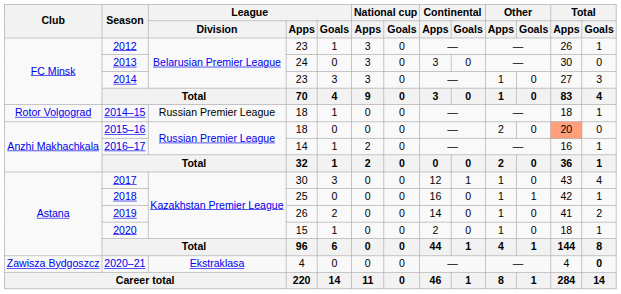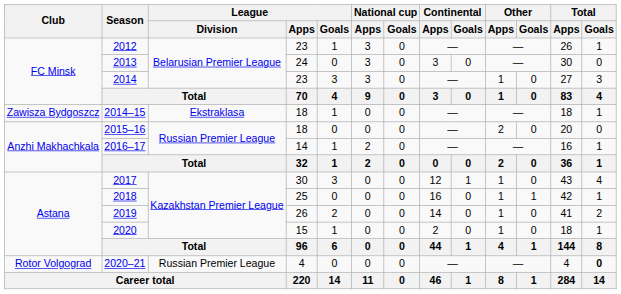(53, 113) Rotor Volgograd -> (53, 113) Zawisza Bydgoszcz
(217, 113) Russian Premier League -> (217, 113) Ekstraklasa
(566, 130) lightsalmon background -> (566, 130) no background
(53, 264) Zawisza Bydgoszcz -> (53, 264) Rotor Volgograd
(217, 264) Ekstraklasa -> (217, 264) Russian Premier League
